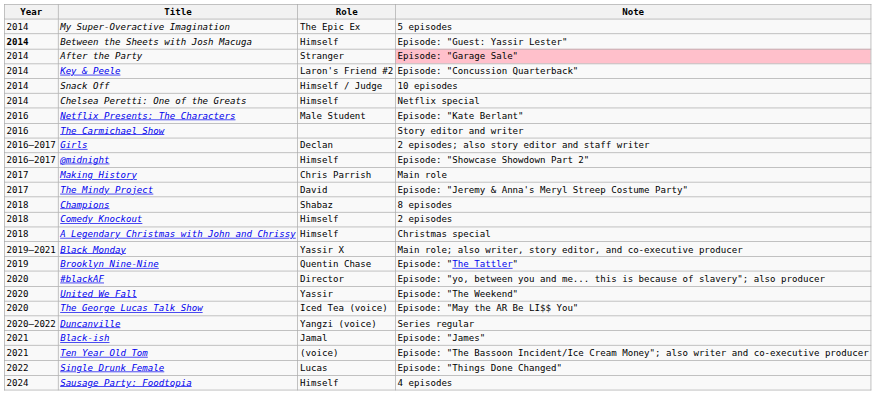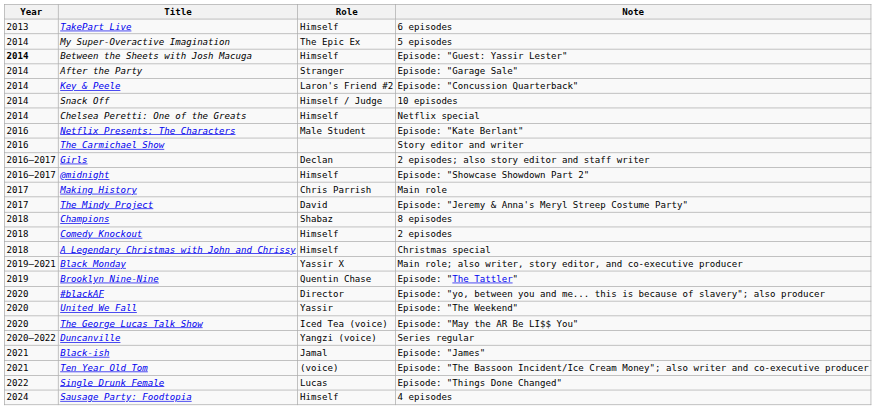+ row: (96, 27)
(458, 56) pink background -> (458, 71) no background
